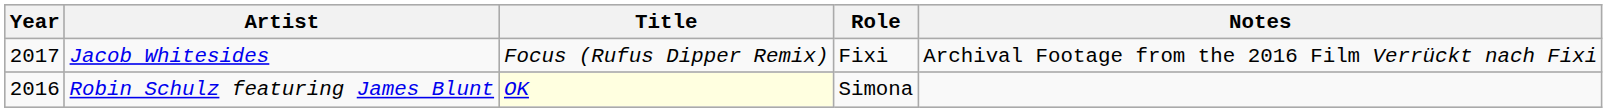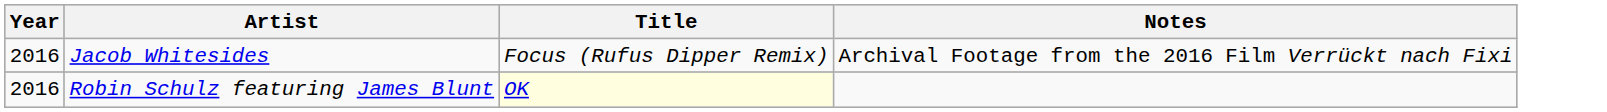- column: (876, 22)
(35, 56) 2017 -> (35, 56) 2016
